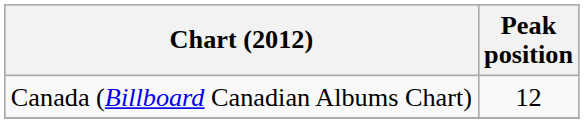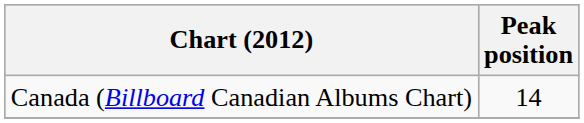(529, 96) 12 -> (529, 96) 14
